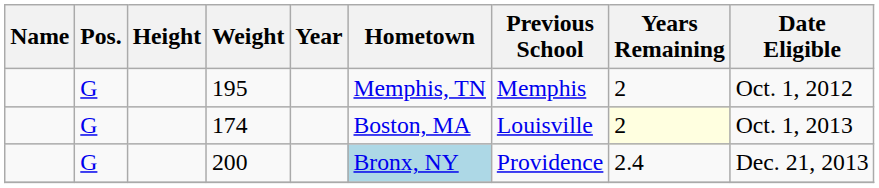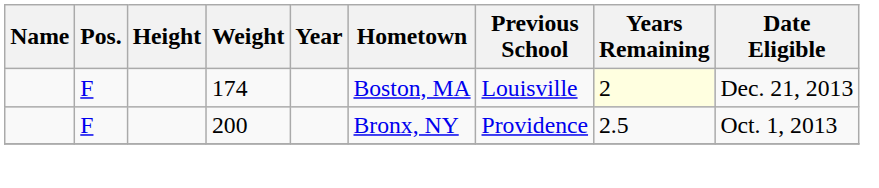- row: (230, 87)
(89, 125) G -> (87, 87) F
(794, 125) Oct. 1, 2013 -> (787, 87) Dec. 21, 2013
(89, 162) G -> (87, 125) F
(406, 162) lightblue background -> (406, 125) no background
(629, 162) 2.4 -> (614, 125) 2.5
(802, 162) Dec. 21, 2013 -> (779, 125) Oct. 1, 2013
